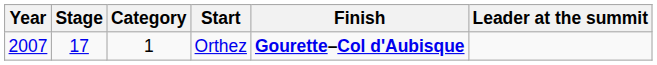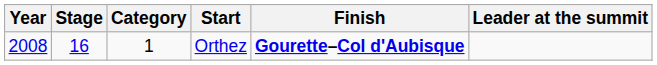(28, 45) 2007 -> (28, 45) 2008
(79, 45) 17 -> (79, 45) 16
